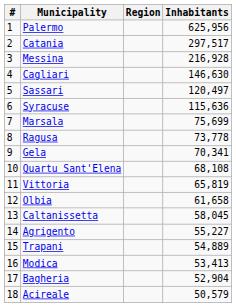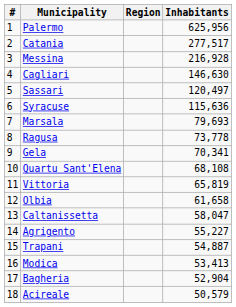(209, 44) 297,517 -> (209, 44) 277,517
(212, 122) 75,699 -> (212, 122) 79,693
(212, 216) 58,045 -> (212, 216) 58,047
(212, 247) 54,889 -> (212, 247) 54,887
